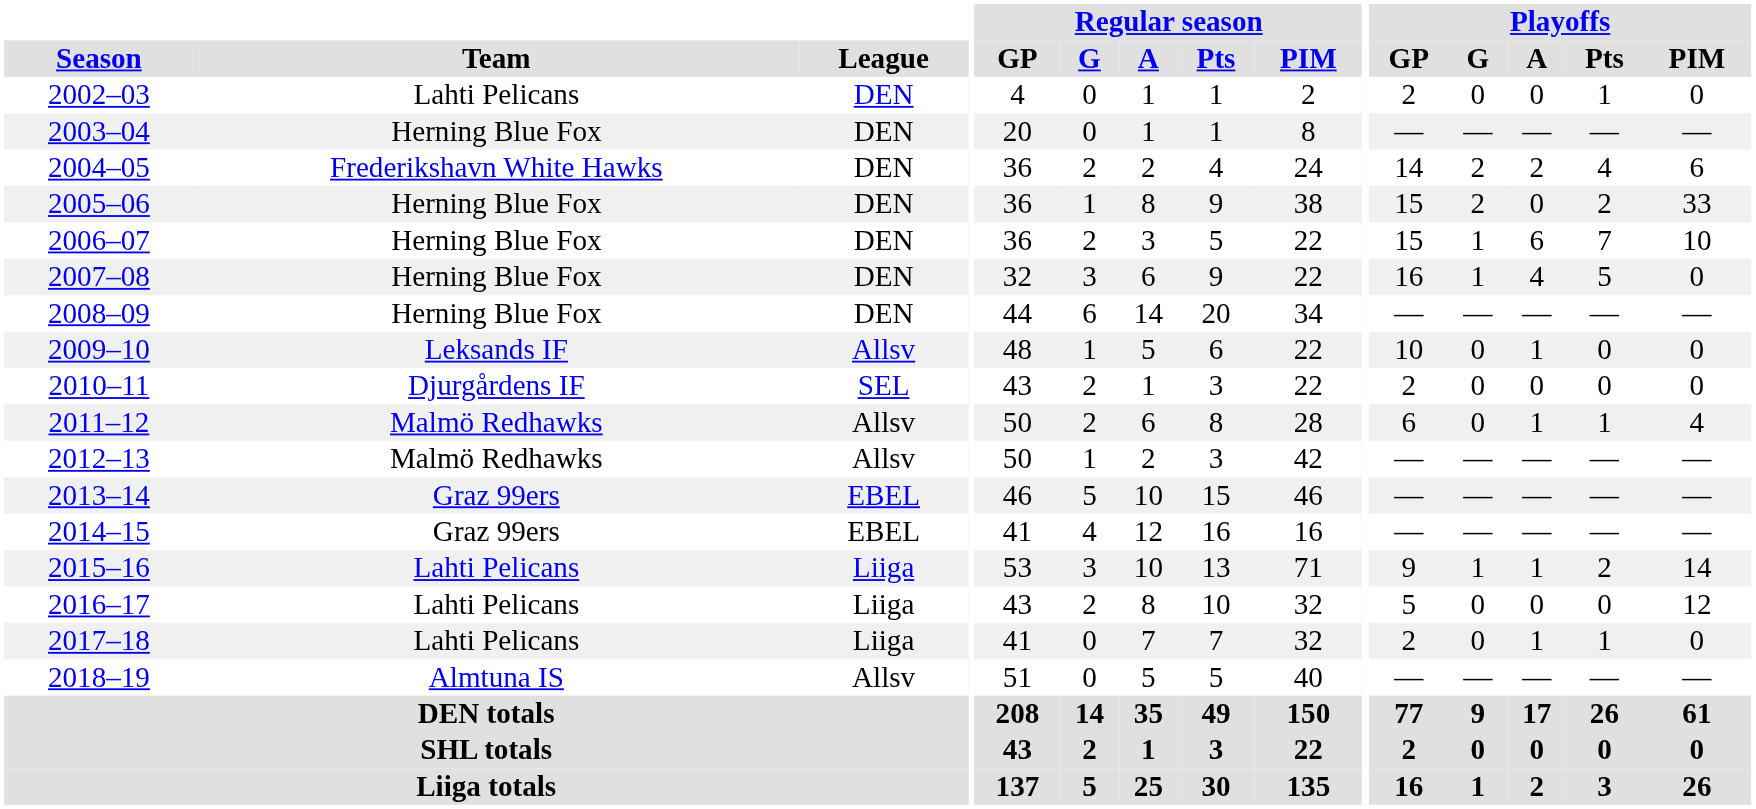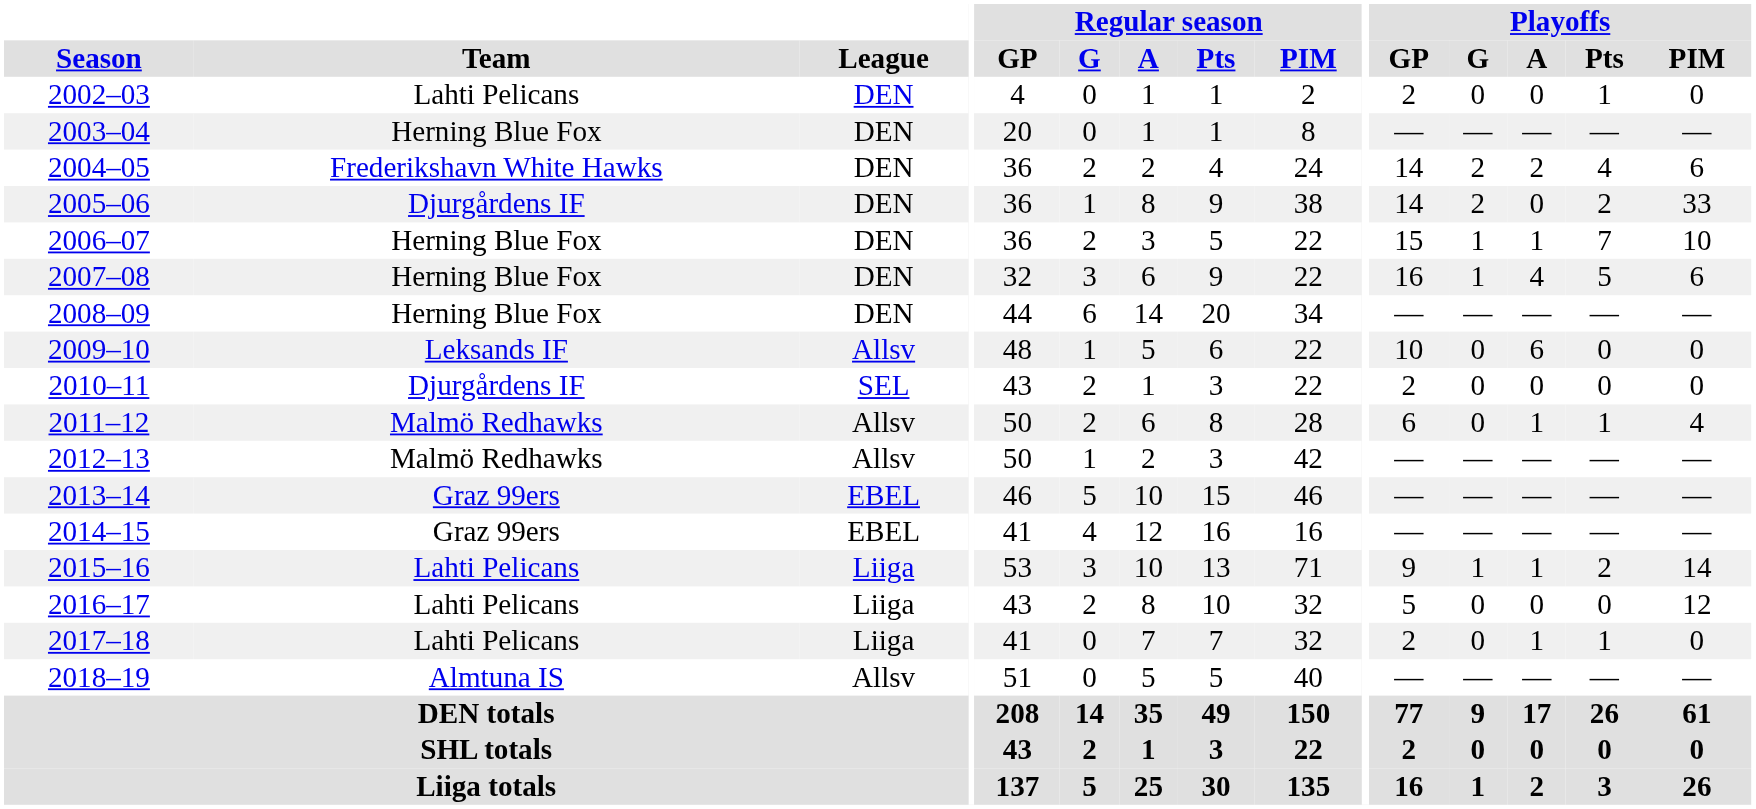(496, 203) Herning Blue Fox -> (496, 203) Djurgårdens IF
(1409, 203) 15 -> (1409, 203) 14
(1537, 240) 6 -> (1537, 240) 1
(1697, 276) 0 -> (1697, 276) 6
(1537, 349) 1 -> (1537, 349) 6
